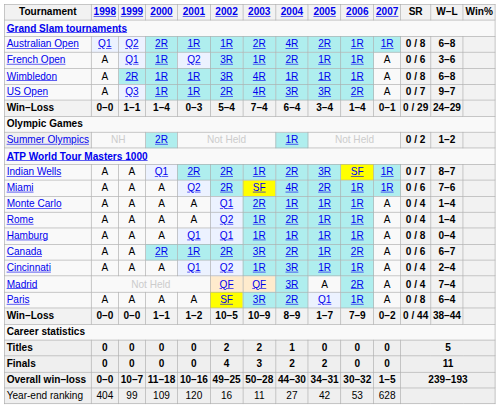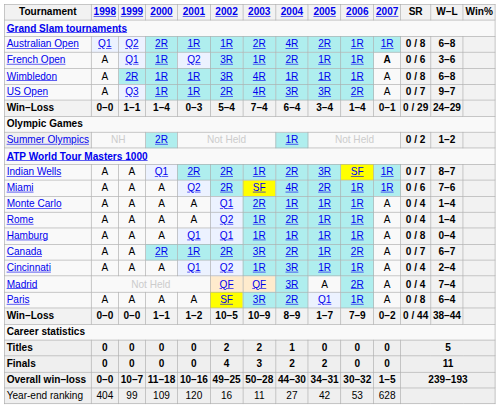(387, 60) normal -> (387, 60) bold
(416, 252) 0 / 6 -> (416, 252) 0 / 7
